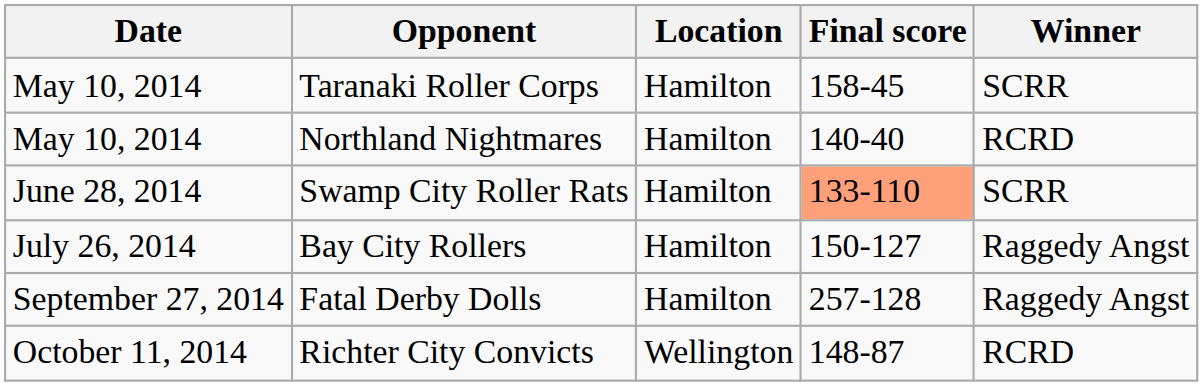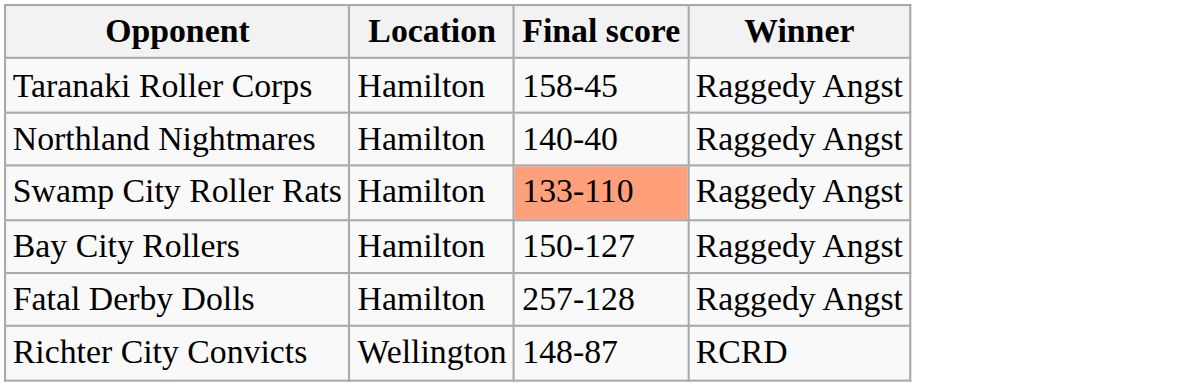- column: (148, 31)
(1025, 84) SCRR -> (799, 84) Raggedy Angst
(1028, 138) RCRD -> (799, 138) Raggedy Angst
(1025, 191) SCRR -> (799, 191) Raggedy Angst
